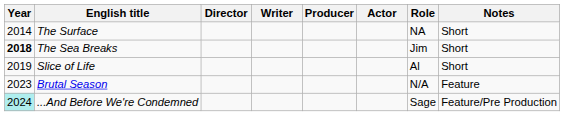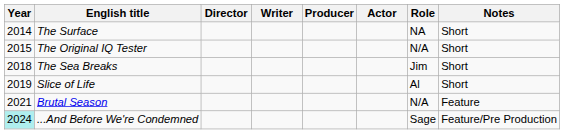+ row: (92, 48)
(19, 48) bold -> (19, 66) normal
(19, 84) 2023 -> (19, 102) 2021
